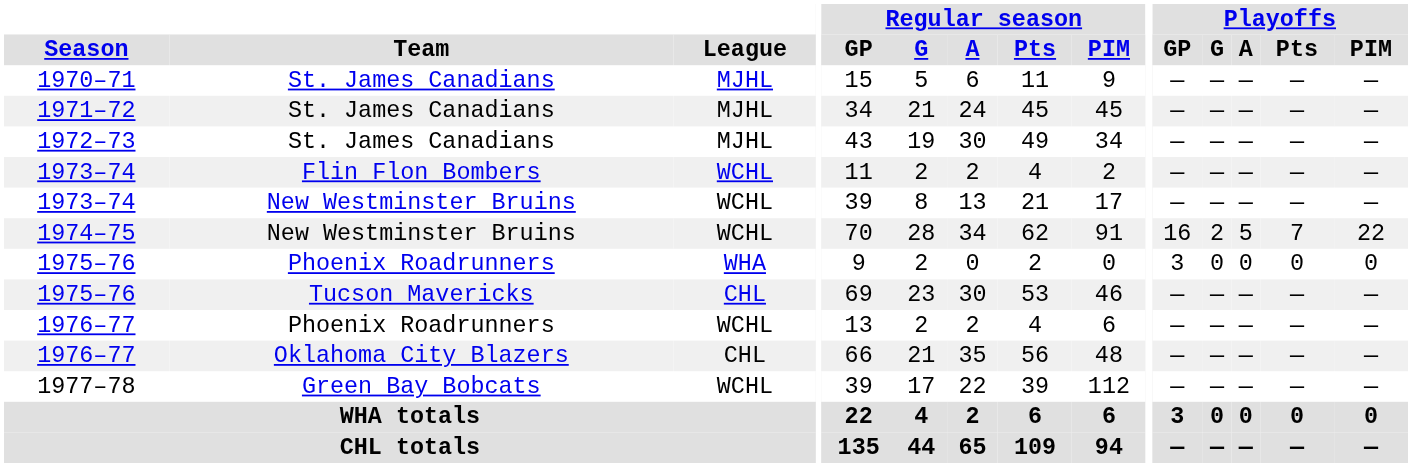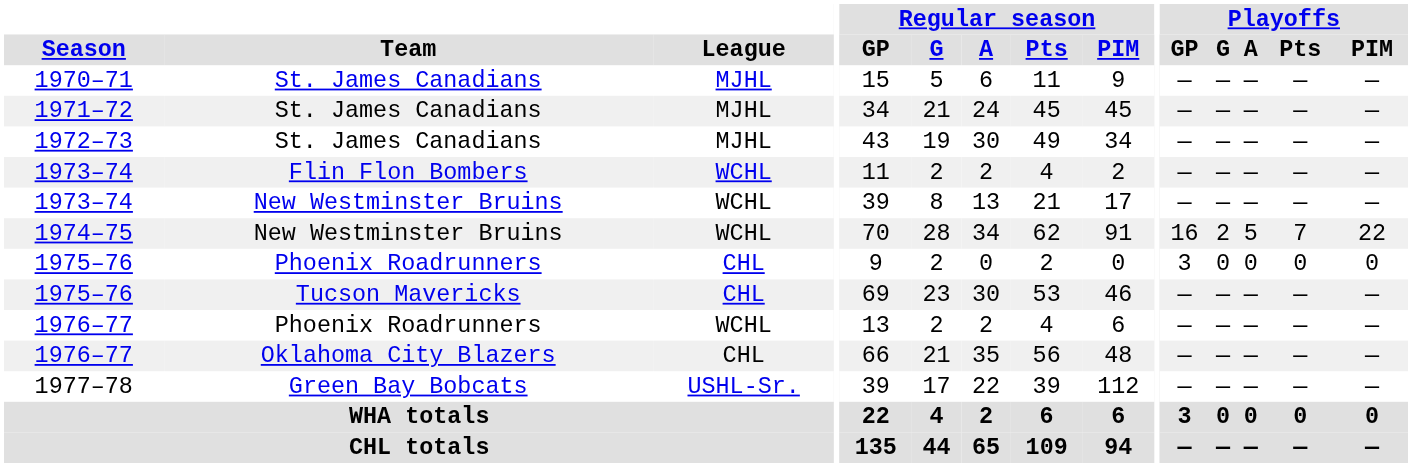(745, 264) WHA -> (744, 264) CHL
(745, 386) WCHL -> (744, 386) USHL-Sr.
